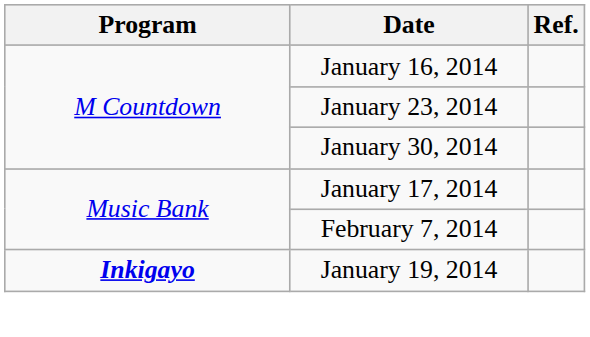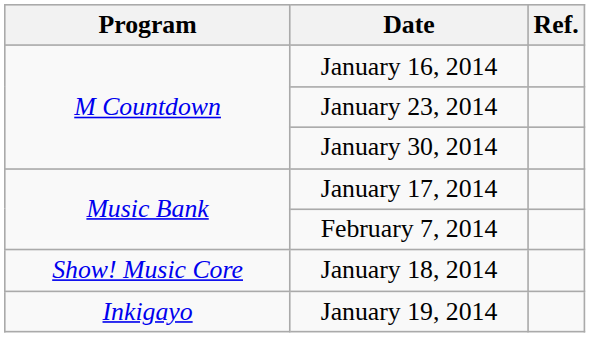+ row: (409, 270)
(148, 270) bold -> (148, 310) normal
